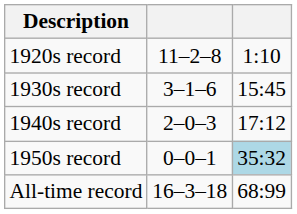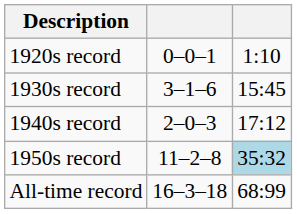(190, 55) 11–2–8 -> (190, 55) 0–0–1
(190, 157) 0–0–1 -> (190, 157) 11–2–8
